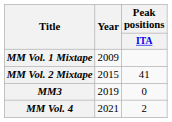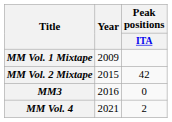(144, 74) 41 -> (144, 74) 42
(108, 91) 2019 -> (108, 91) 2016
